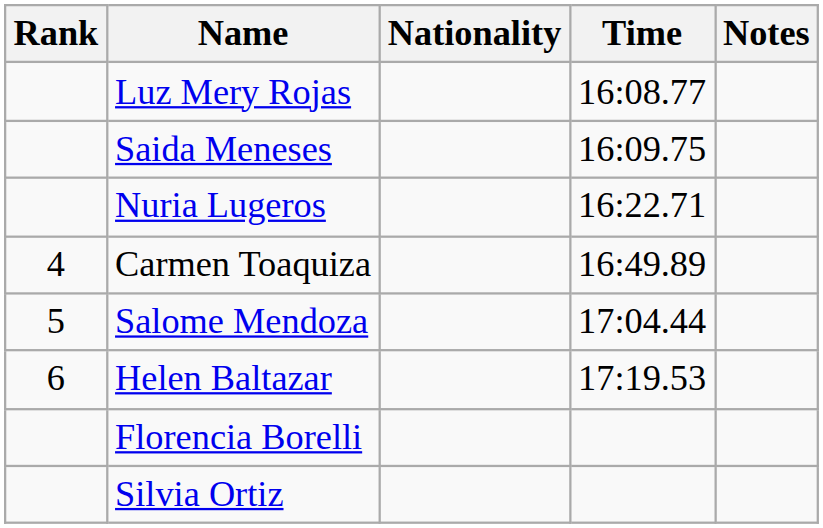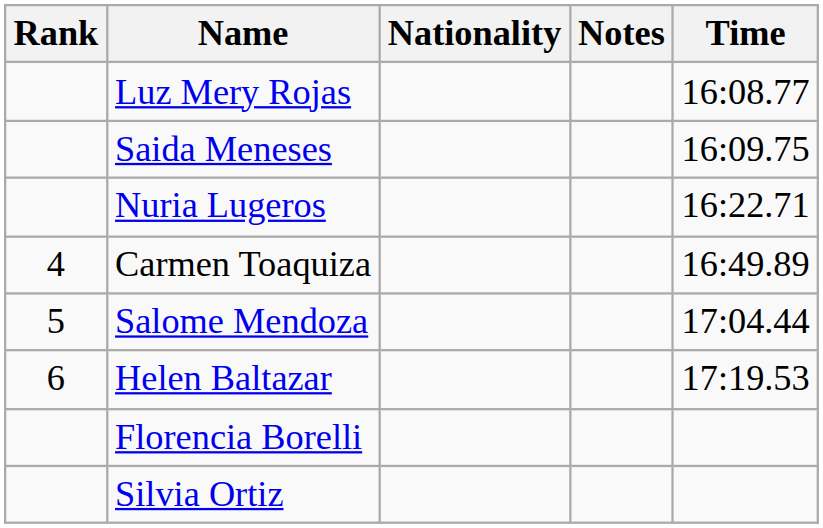columns swapped: (642, 33) <-> (766, 33)
